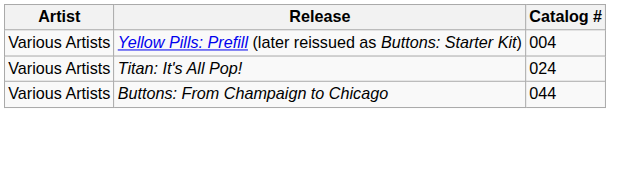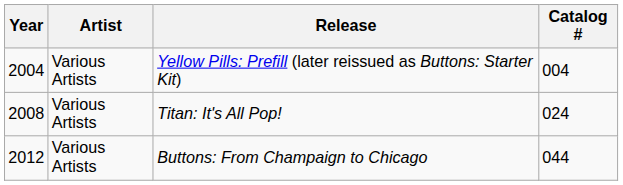+ column: (26, 26)
